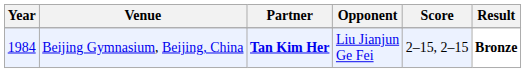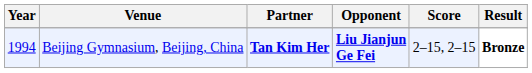(22, 47) 1984 -> (22, 47) 1994
(368, 47) normal -> (371, 47) bold
